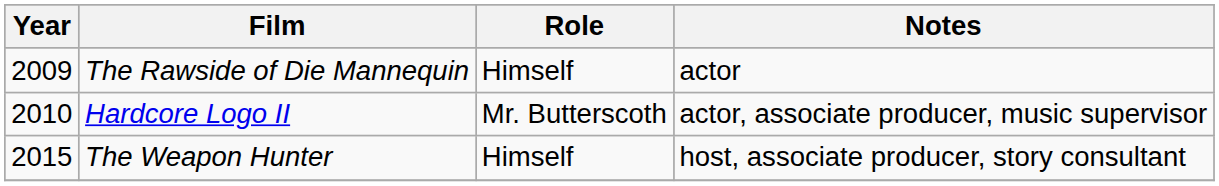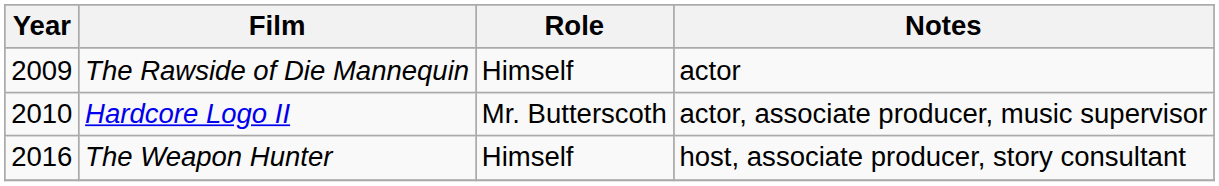(42, 157) 2015 -> (42, 157) 2016
